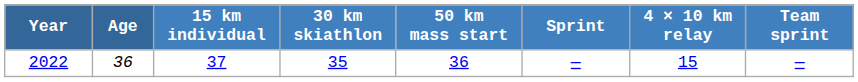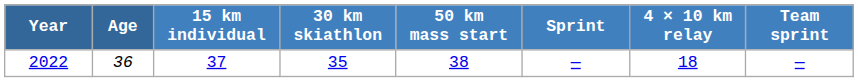(459, 63) 36 -> (459, 63) 38
(688, 63) 15 -> (688, 63) 18
